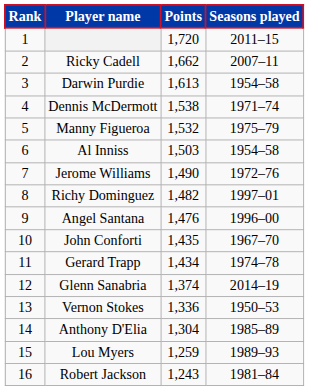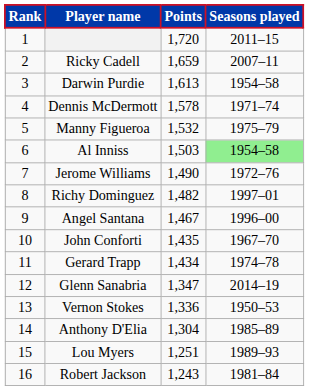(183, 62) 1,662 -> (183, 62) 1,659
(183, 106) 1,538 -> (183, 106) 1,578
(255, 151) no background -> (255, 151) lightgreen background
(183, 218) 1,476 -> (183, 218) 1,467
(183, 285) 1,374 -> (183, 285) 1,347
(183, 352) 1,259 -> (183, 352) 1,251
